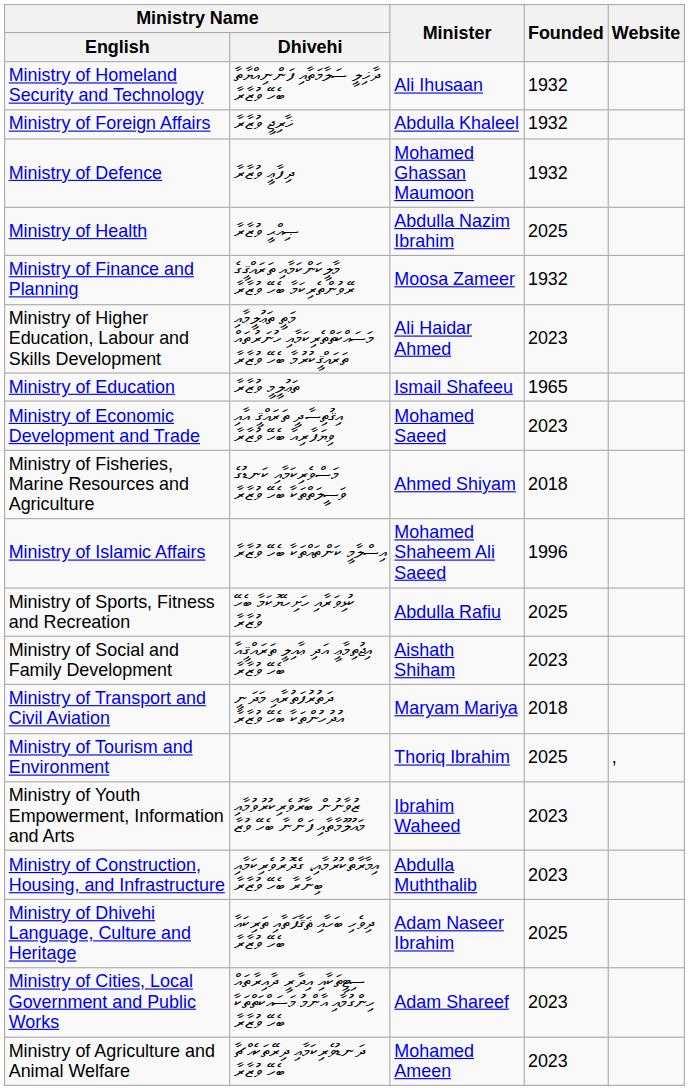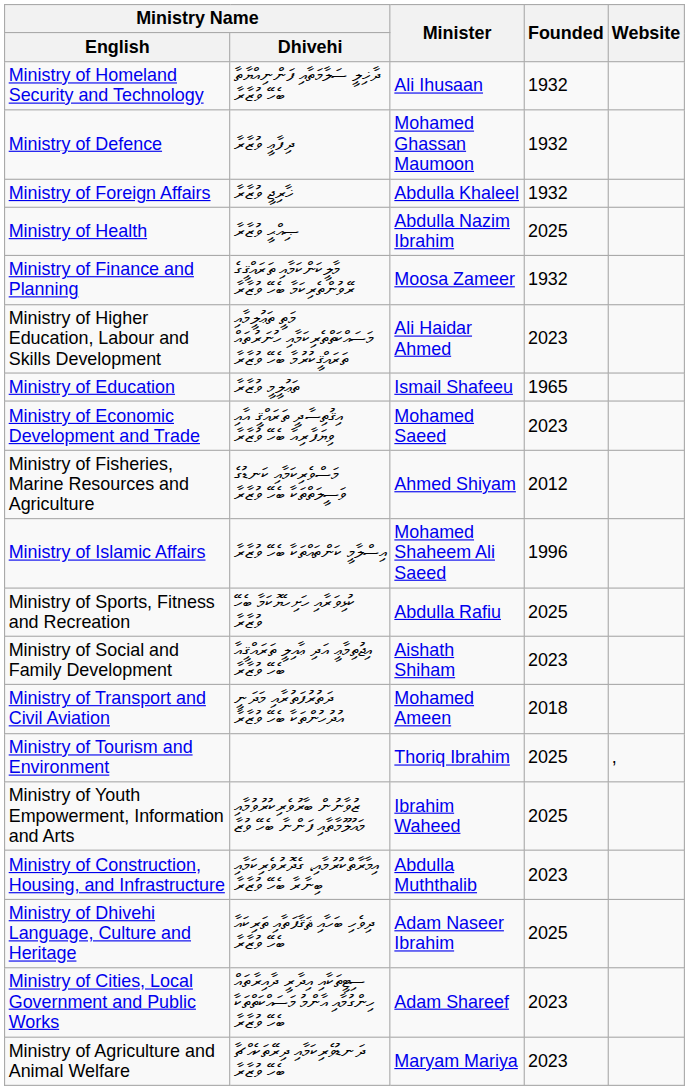rows swapped: (110, 124) <-> (85, 172)
(548, 484) 2018 -> (548, 484) 2012
(456, 708) Maryam Mariya -> (434, 708) Mohamed Ameen
(548, 816) 2023 -> (548, 816) 2025
(434, 1060) Mohamed Ameen -> (456, 1060) Maryam Mariya
